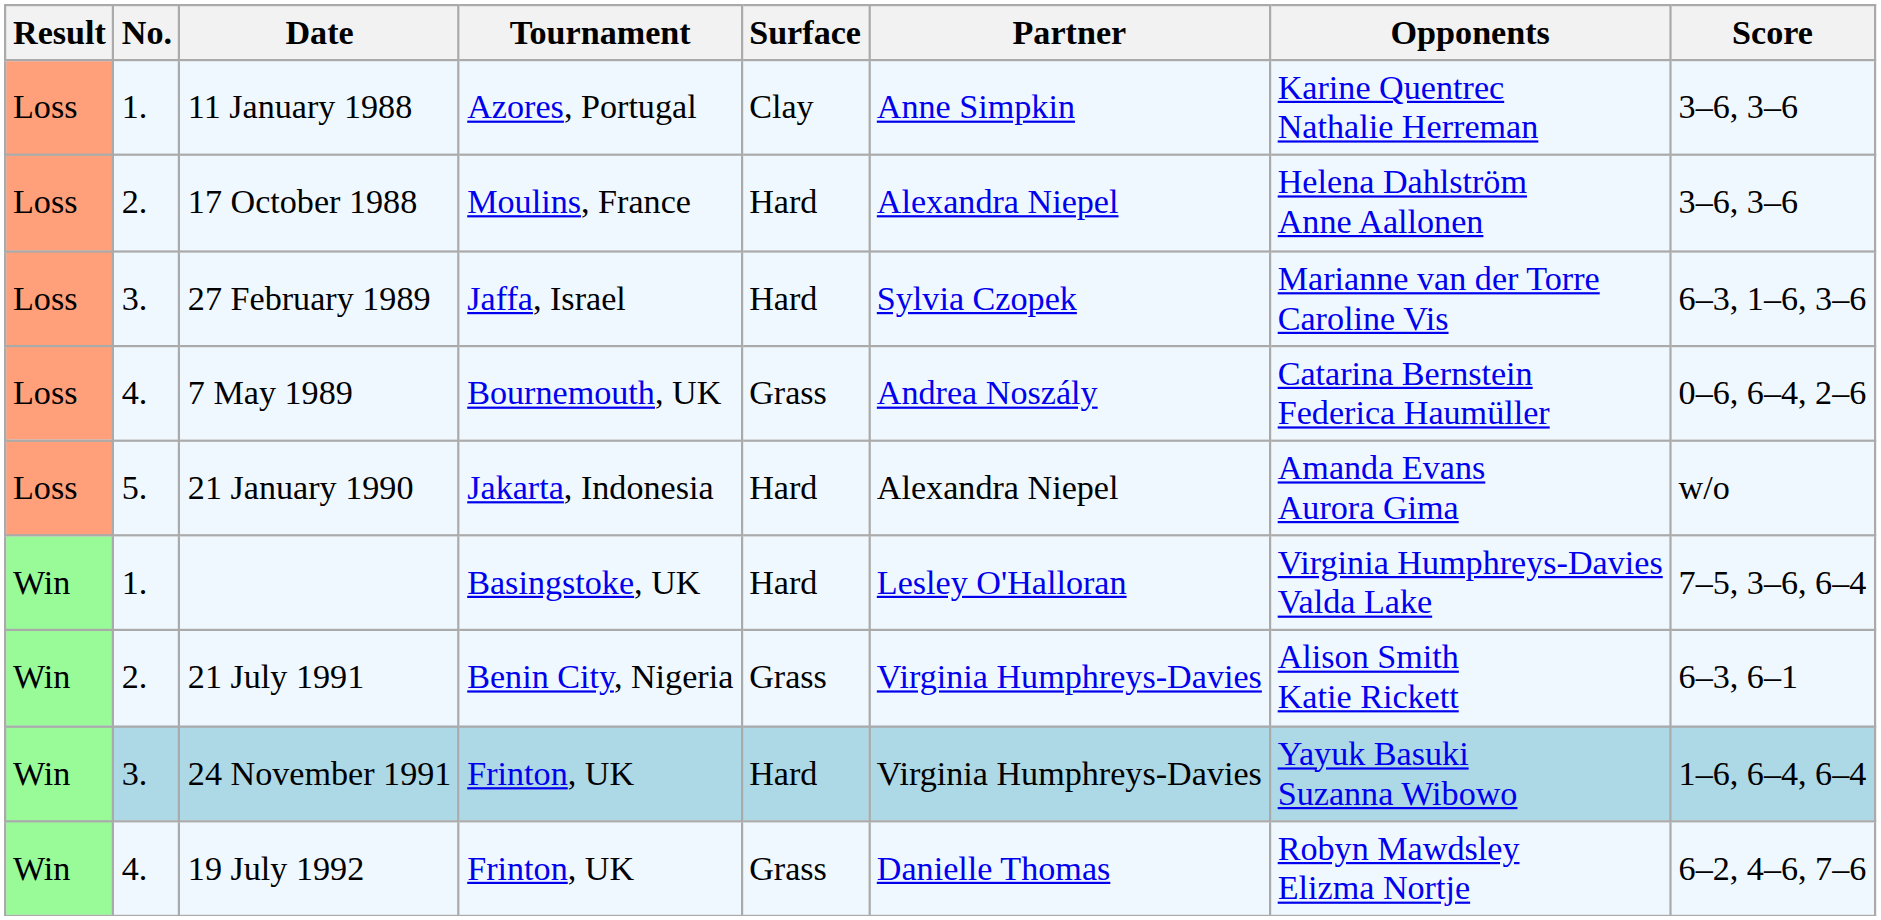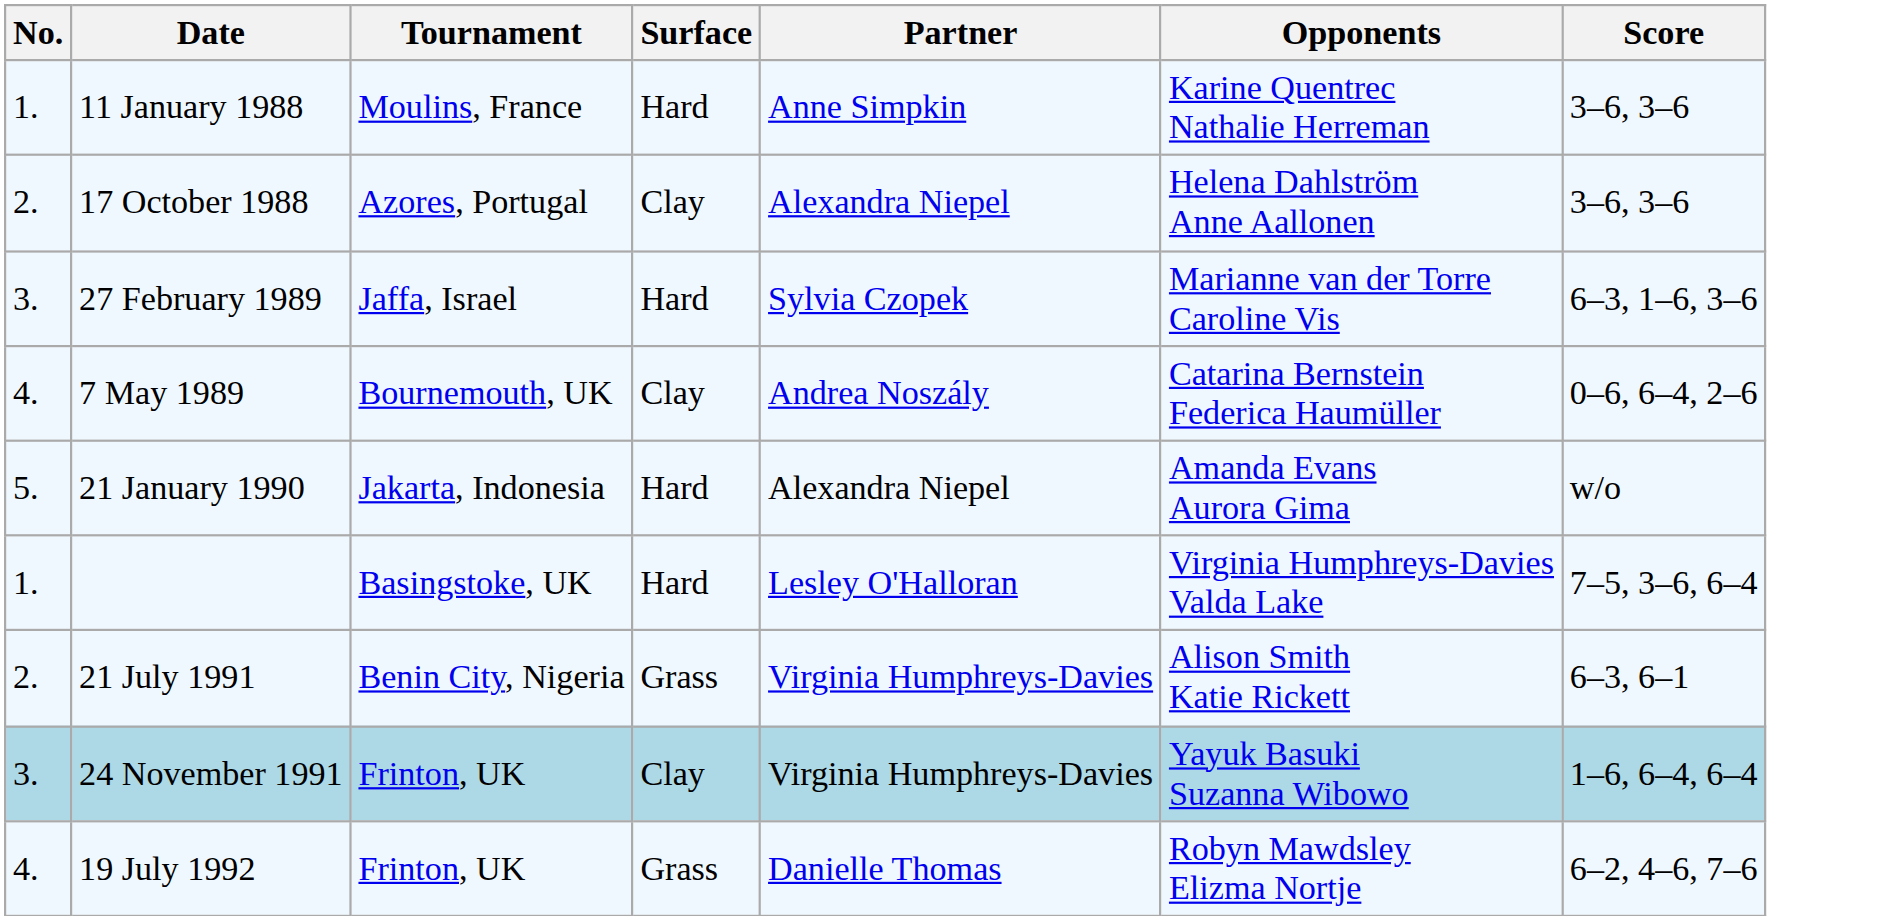- column: (59, 31)
(582, 106) Azores, Portugal -> (470, 106) Moulins, France
(781, 106) Clay -> (675, 106) Hard
(579, 201) Moulins, France -> (473, 201) Azores, Portugal
(783, 201) Hard -> (673, 201) Clay
(788, 391) Grass -> (673, 391) Clay
(783, 772) Hard -> (673, 772) Clay
